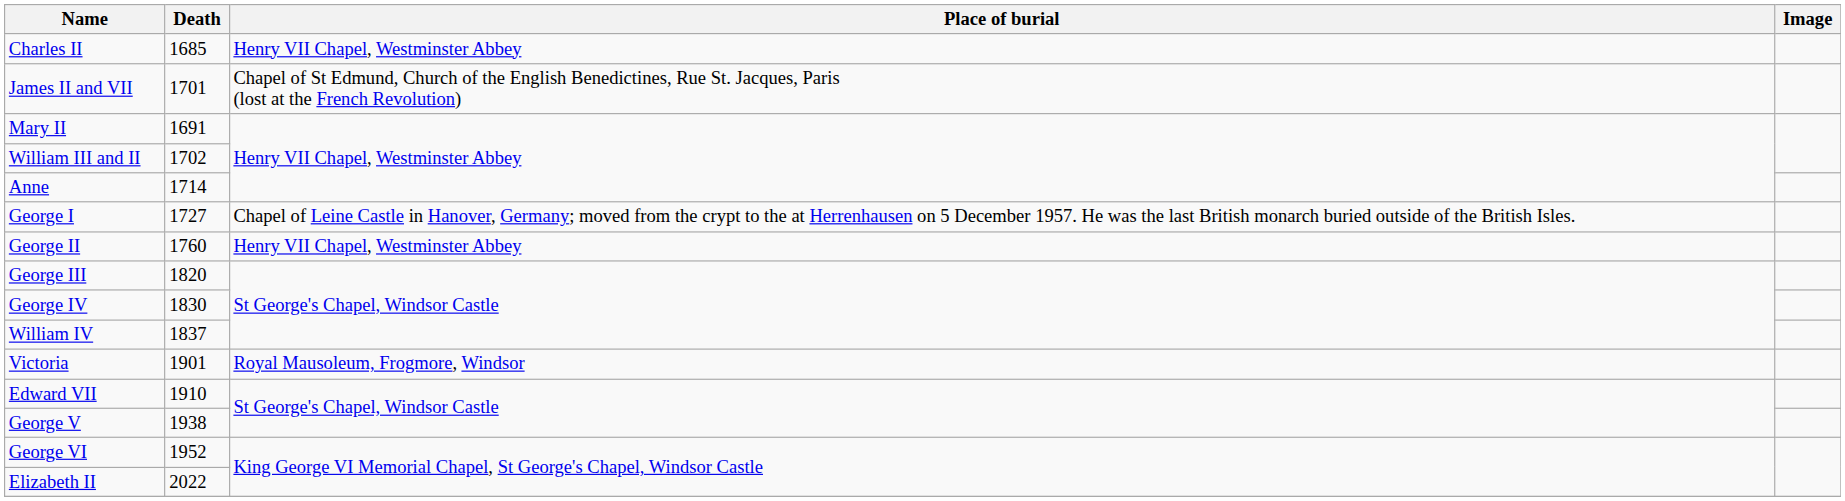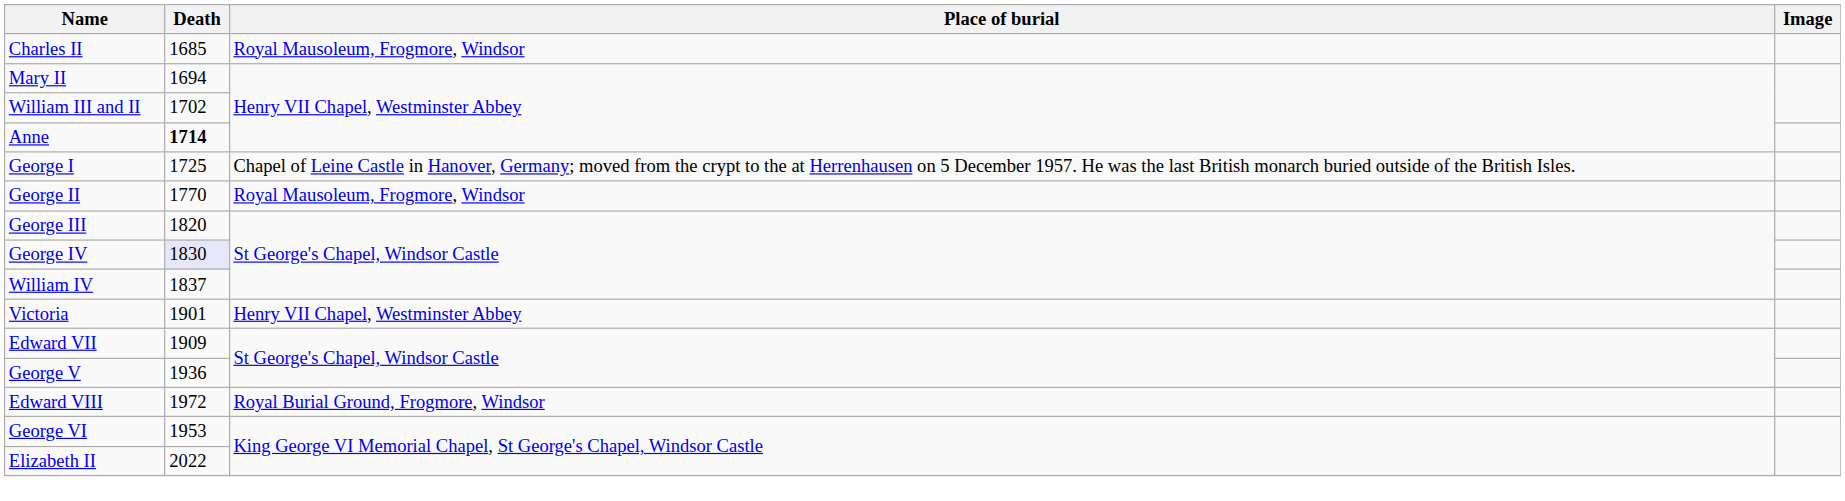(377, 48) Henry VII Chapel, Westminster Abbey -> (379, 48) Royal Mausoleum, Frogmore, Windsor
- row: (71, 88)
(188, 128) 1691 -> (188, 78) 1694
(188, 187) normal -> (188, 136) bold
(188, 216) 1727 -> (188, 166) 1725
(188, 246) 1760 -> (188, 195) 1770
(377, 246) Henry VII Chapel, Westminster Abbey -> (379, 195) Royal Mausoleum, Frogmore, Windsor
(188, 305) no background -> (188, 254) lavender background
(379, 363) Royal Mausoleum, Frogmore, Windsor -> (377, 313) Henry VII Chapel, Westminster Abbey
(188, 393) 1910 -> (188, 343) 1909
(188, 422) 1938 -> (188, 372) 1936
+ row: (56, 401)
(188, 452) 1952 -> (188, 431) 1953
